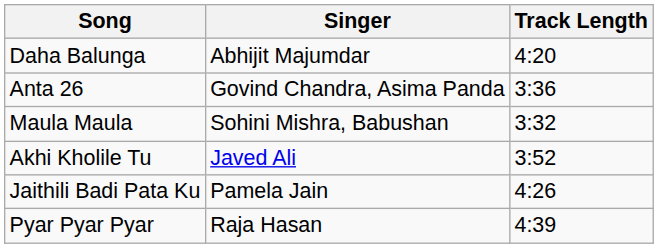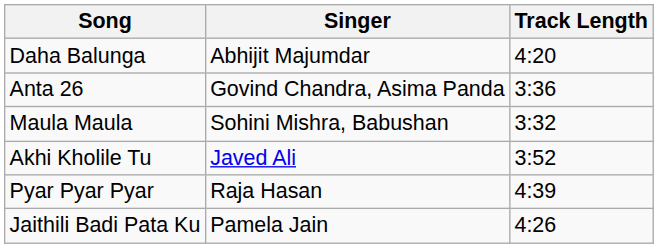rows swapped: (105, 191) <-> (82, 225)
